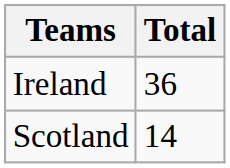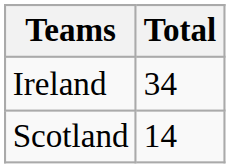(160, 83) 36 -> (160, 83) 34
